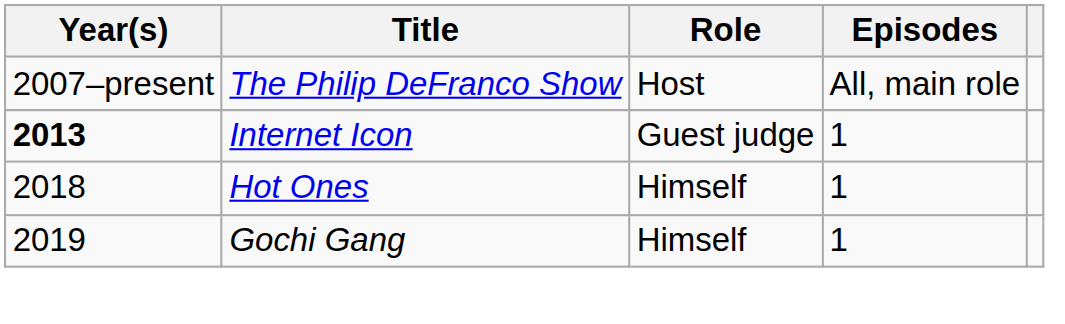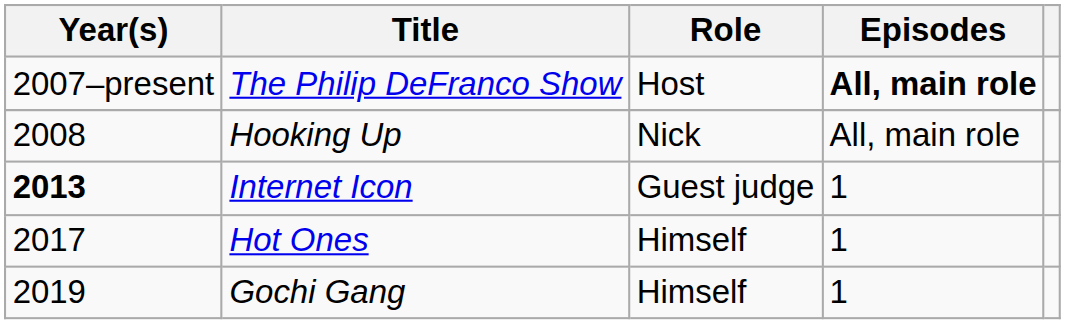(925, 82) normal -> (933, 82) bold
+ row: (316, 135)
(49, 187) 2018 -> (49, 239) 2017
